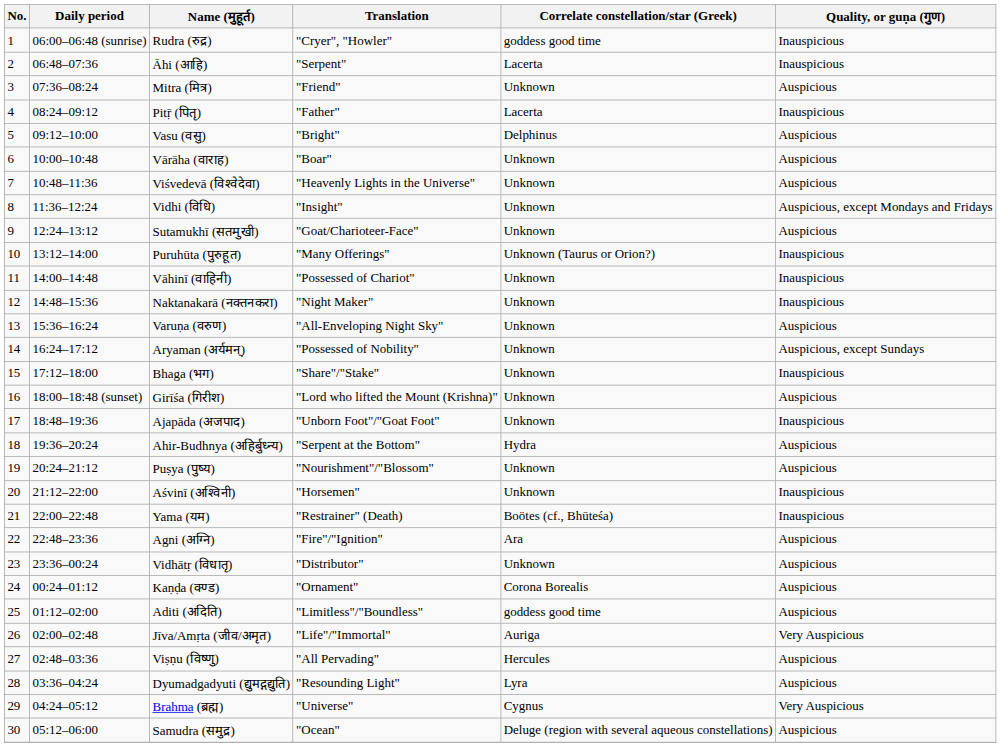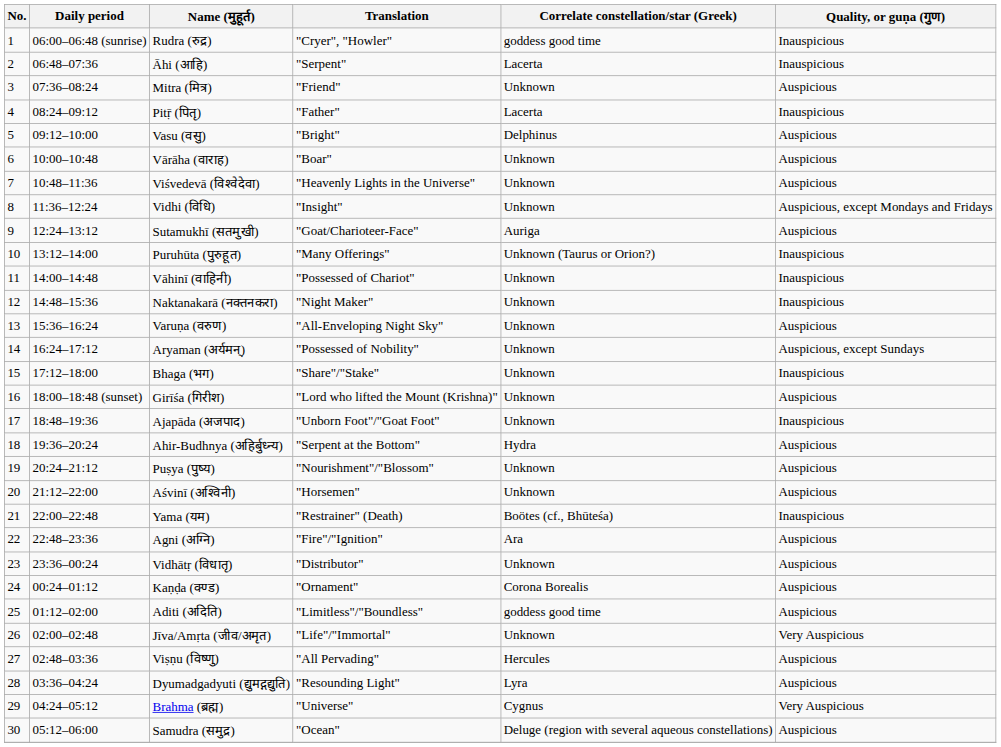(529, 230) Unknown -> (522, 230) Auriga
(811, 492) Inauspicious -> (808, 492) Auspicious
(522, 635) Auriga -> (529, 635) Unknown
